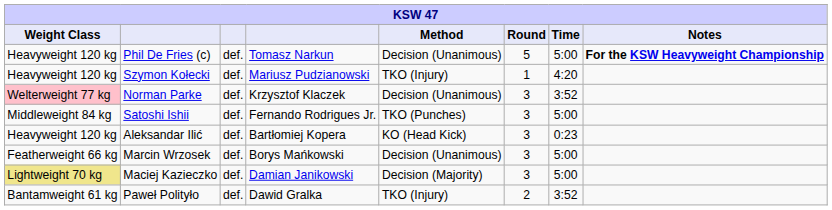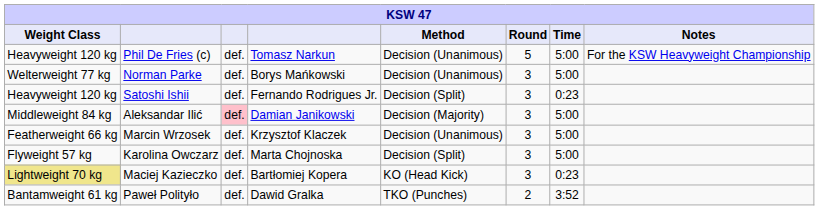(705, 54) bold -> (699, 54) normal
- row: (167, 74)
(59, 94) pink background -> (59, 74) no background
(297, 94) Krzysztof Klaczek -> (298, 74) Borys Mańkowski
(566, 94) 3:52 -> (567, 74) 5:00
(59, 114) Middleweight 84 kg -> (62, 94) Heavyweight 120 kg
(424, 114) TKO (Punches) -> (424, 94) Decision (Split)
(566, 114) 5:00 -> (567, 94) 0:23
(62, 135) Heavyweight 120 kg -> (59, 114) Middleweight 84 kg
(233, 135) no background -> (235, 114) pink background
(297, 135) Bartłomiej Kopera -> (302, 114) Damian Janikowski
(424, 135) KO (Head Kick) -> (434, 114) Decision (Majority)
(566, 135) 0:23 -> (567, 114) 5:00
(296, 155) Borys Mańkowski -> (298, 135) Krzysztof Klaczek
+ row: (171, 155)
(301, 175) Damian Janikowski -> (299, 175) Bartłomiej Kopera
(432, 175) Decision (Majority) -> (426, 175) KO (Head Kick)
(566, 175) 5:00 -> (567, 175) 0:23
(415, 195) TKO (Injury) -> (425, 195) TKO (Punches)
